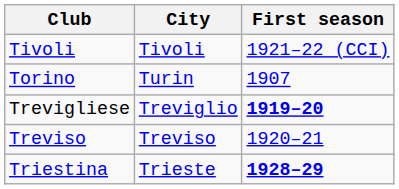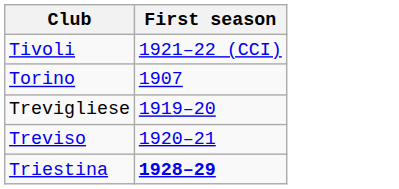- column: (188, 20)
(285, 109) bold -> (177, 109) normal
